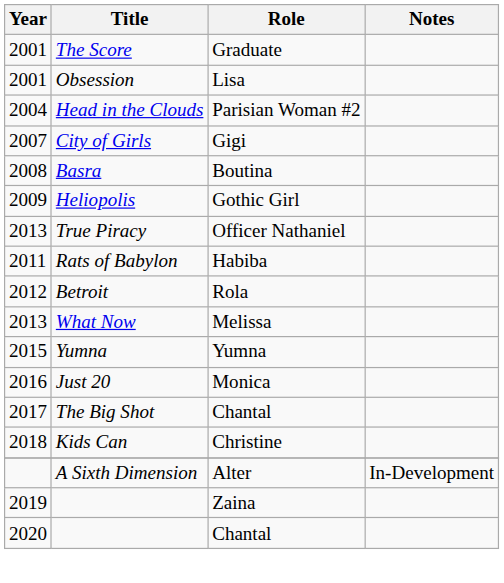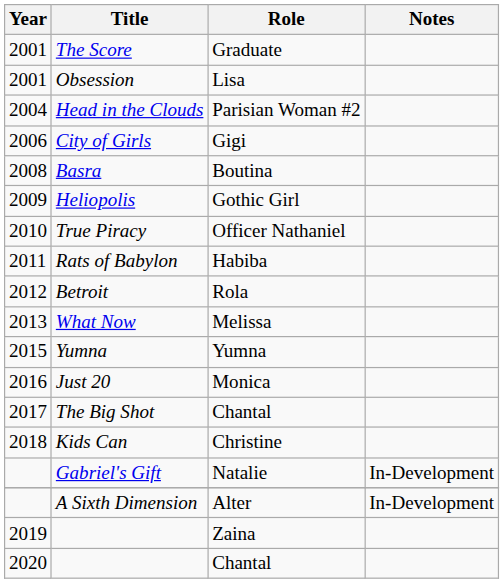(28, 140) 2007 -> (28, 140) 2006
(28, 230) 2013 -> (28, 230) 2010
+ row: (108, 472)
